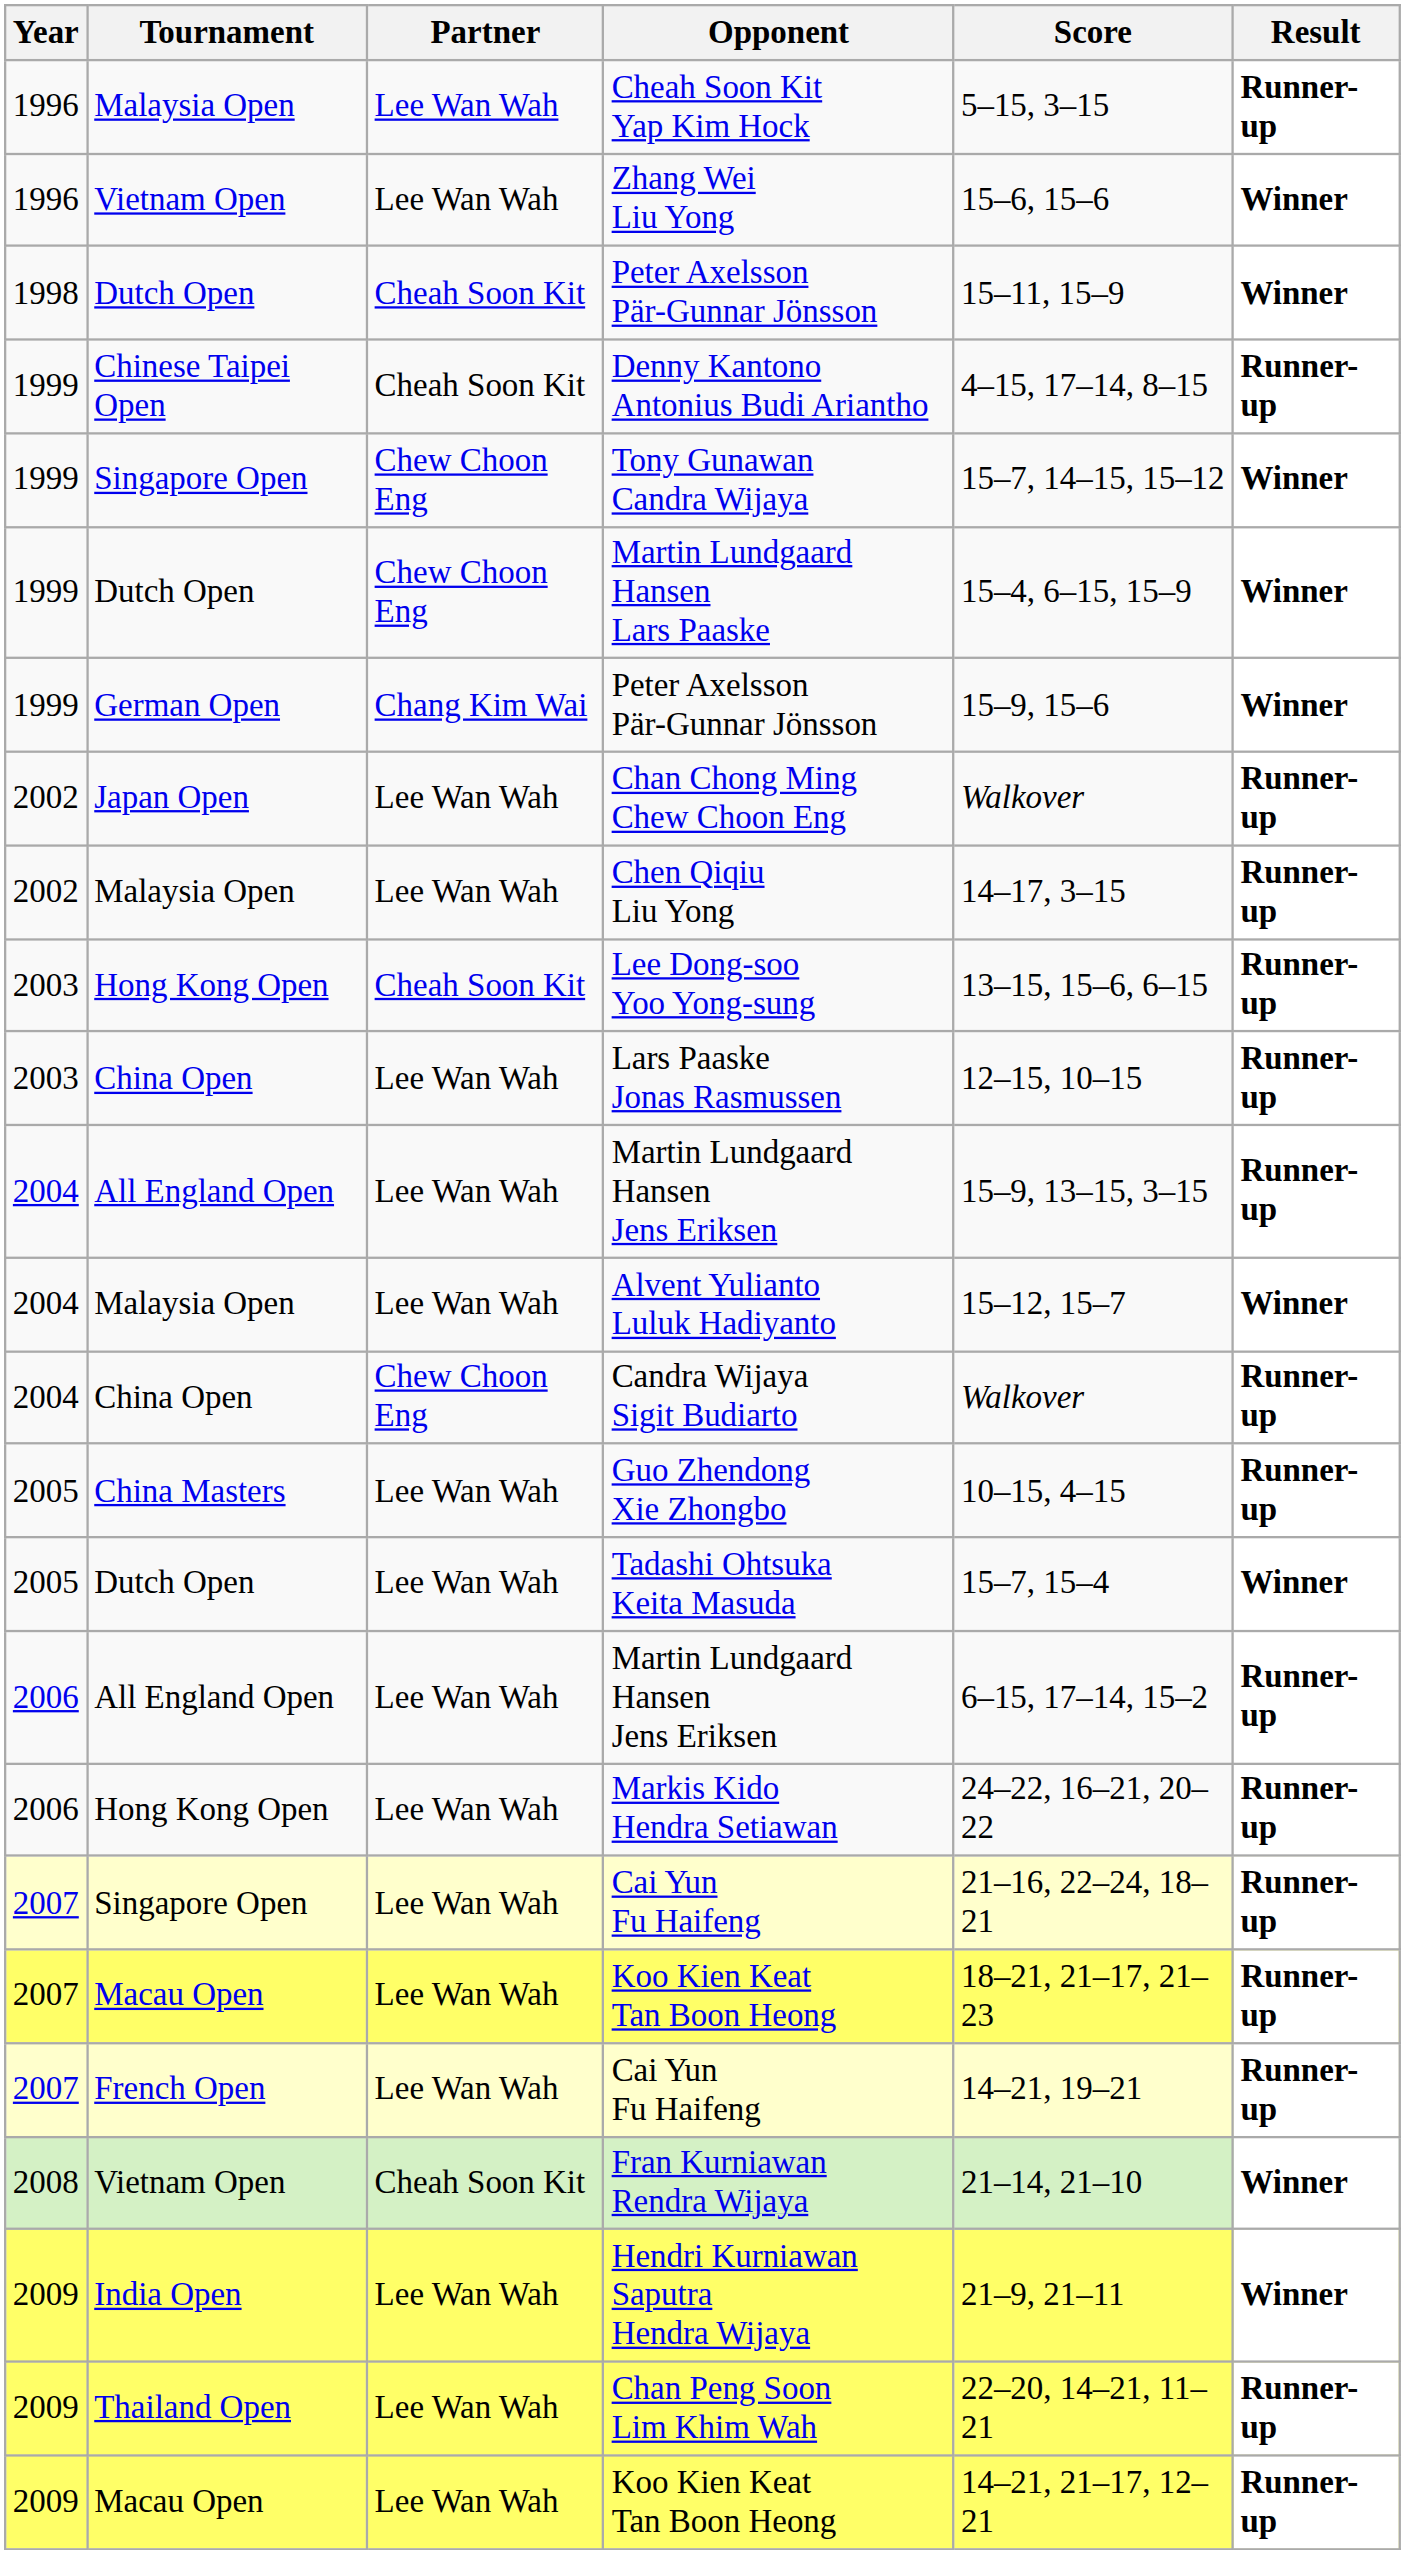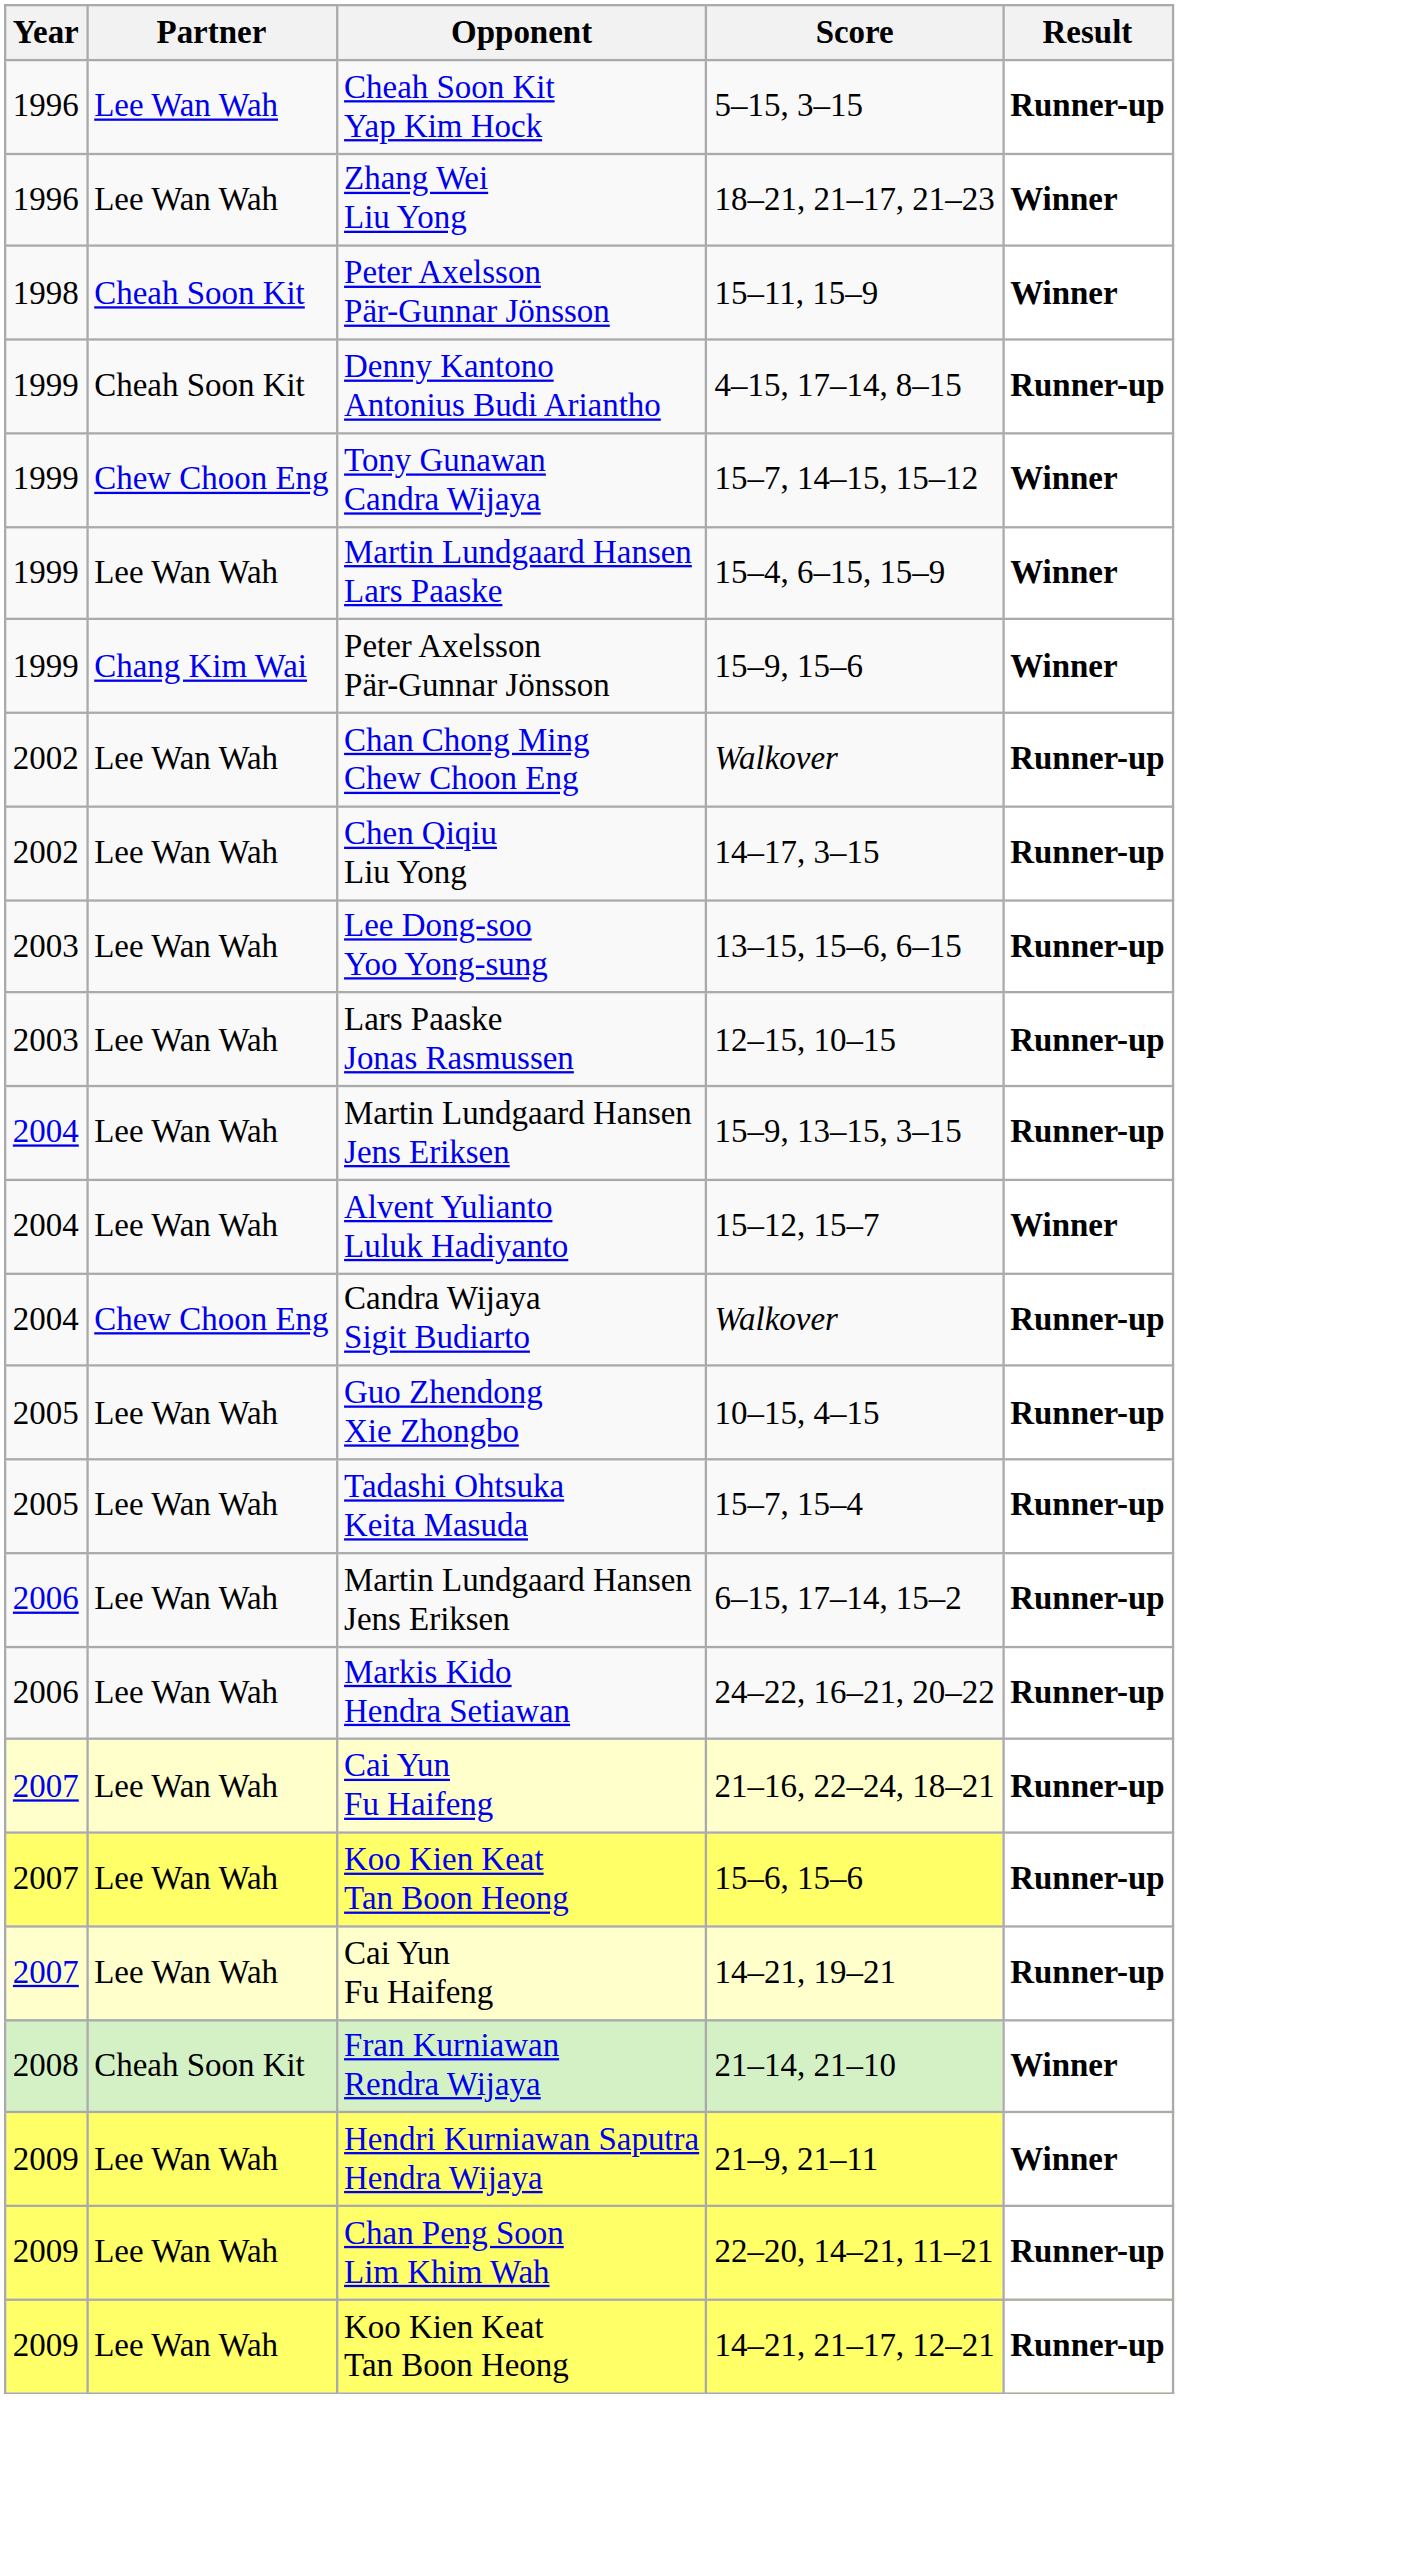- column: (227, 32)
(1035, 199) 15–6, 15–6 -> (855, 199) 18–21, 21–17, 21–23
(461, 591) Chew Choon Eng -> (186, 572) Lee Wan Wah
(480, 984) Cheah Soon Kit -> (186, 945) Lee Wan Wah
(1294, 1583) Winner -> (1087, 1505) Runner-up
(1085, 1995) 18–21, 21–17, 21–23 -> (789, 1878) 15–6, 15–6
